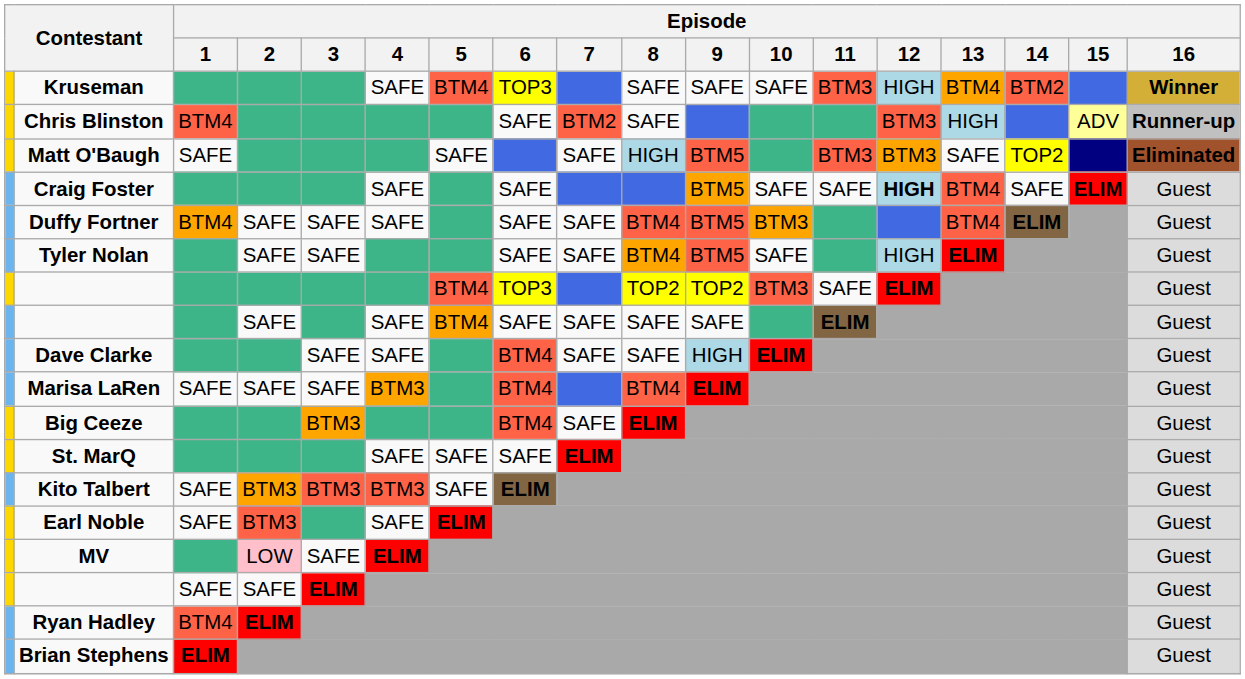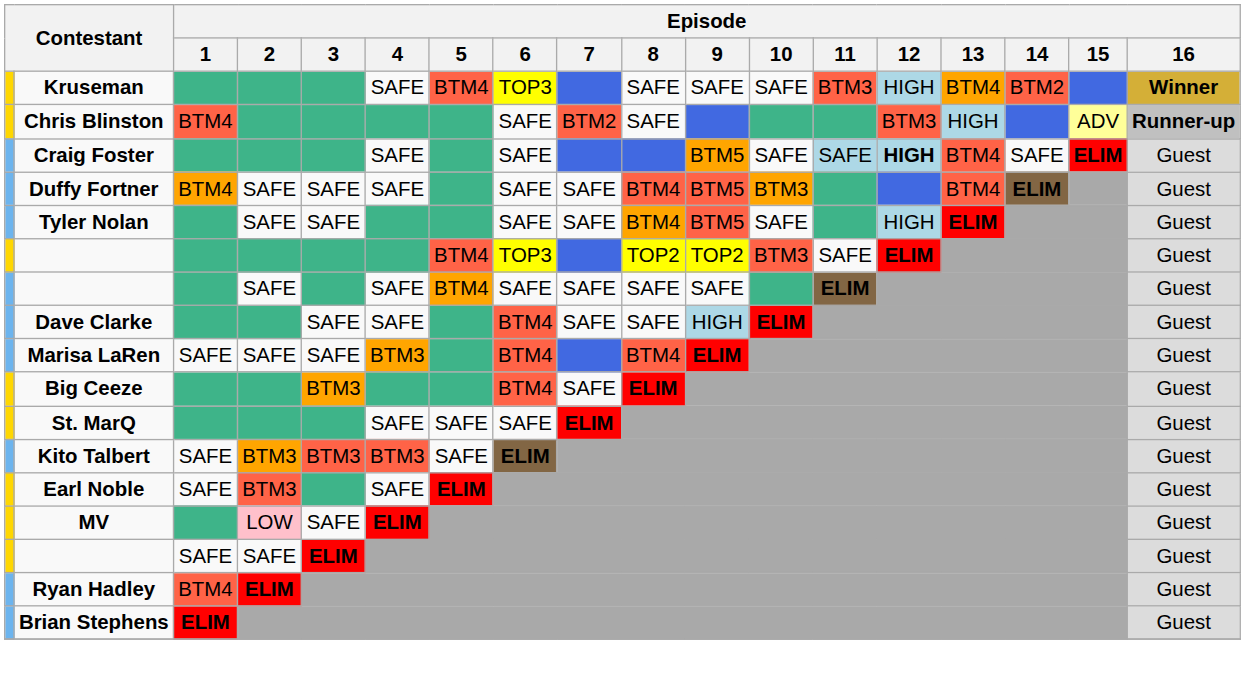- row: (94, 155)
(845, 188) no background -> (845, 155) lightblue background
